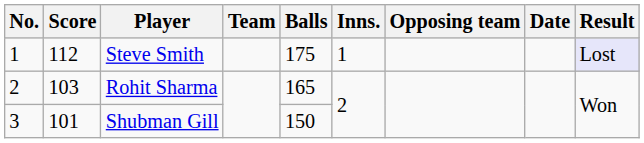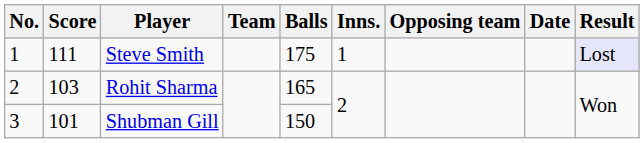(63, 54) 112 -> (63, 54) 111
